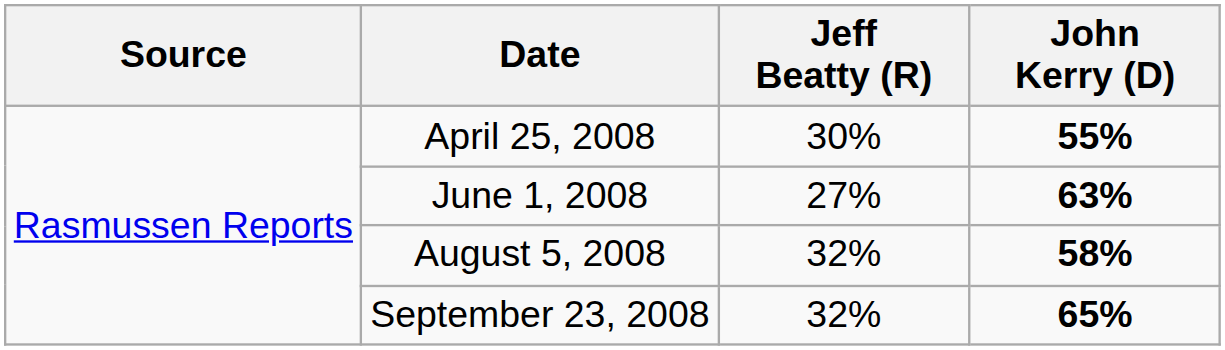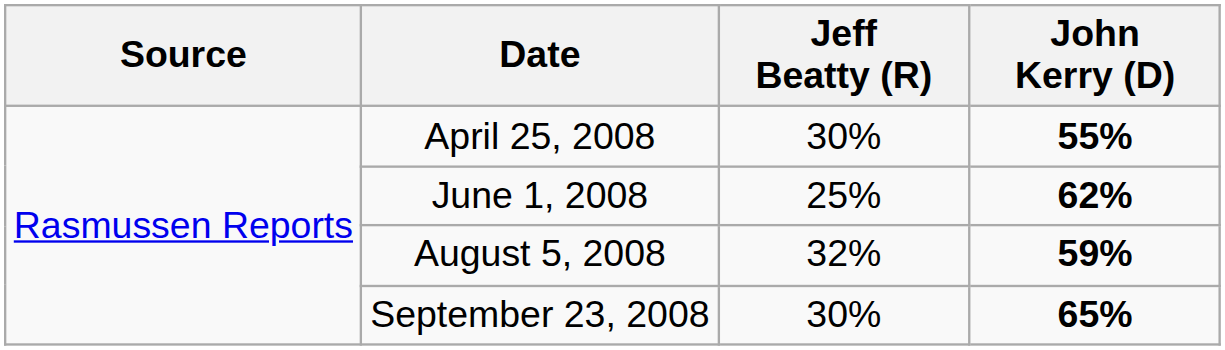(844, 195) 27% -> (844, 195) 25%
(1095, 195) 63% -> (1095, 195) 62%
(1095, 254) 58% -> (1095, 254) 59%
(844, 313) 32% -> (844, 313) 30%
